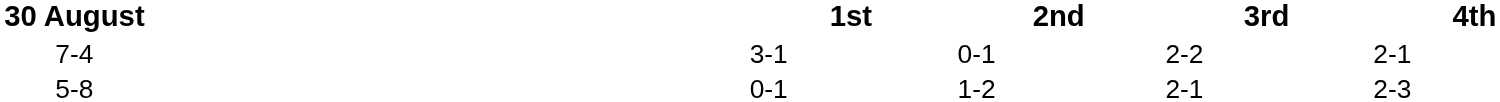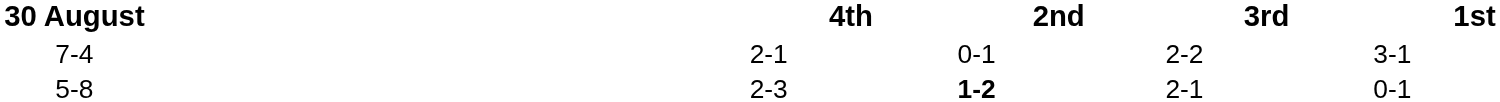columns swapped: (851, 16) <-> (1475, 16)
(977, 88) normal -> (977, 88) bold
